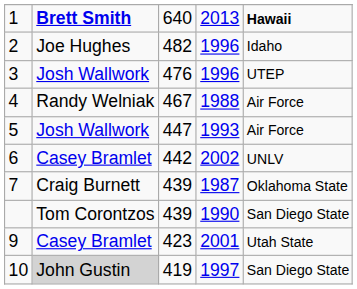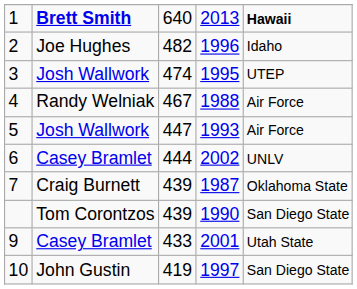(177, 74) 476 -> (177, 74) 474
(220, 74) 1996 -> (220, 74) 1995
(177, 158) 442 -> (177, 158) 444
(177, 241) 423 -> (177, 241) 433
(83, 269) lightgrey background -> (83, 269) no background
